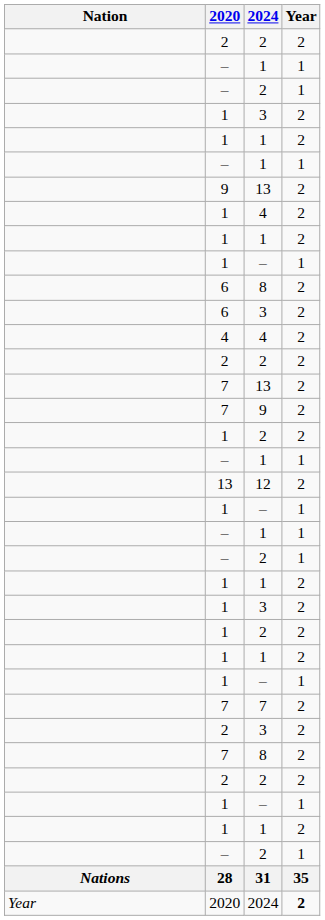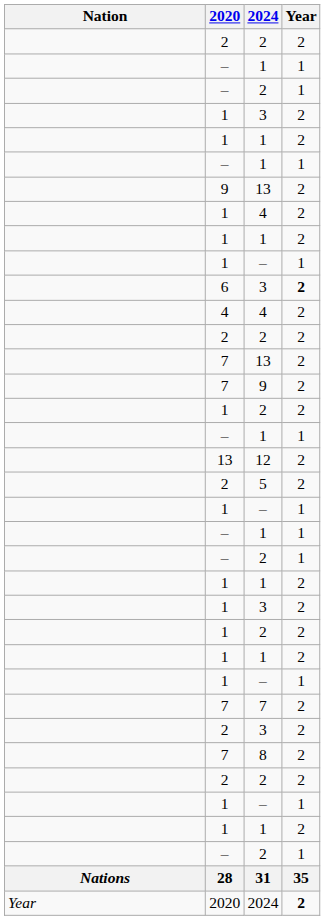- row: (225, 287)
(301, 312) normal -> (301, 287) bold
+ row: (225, 484)
